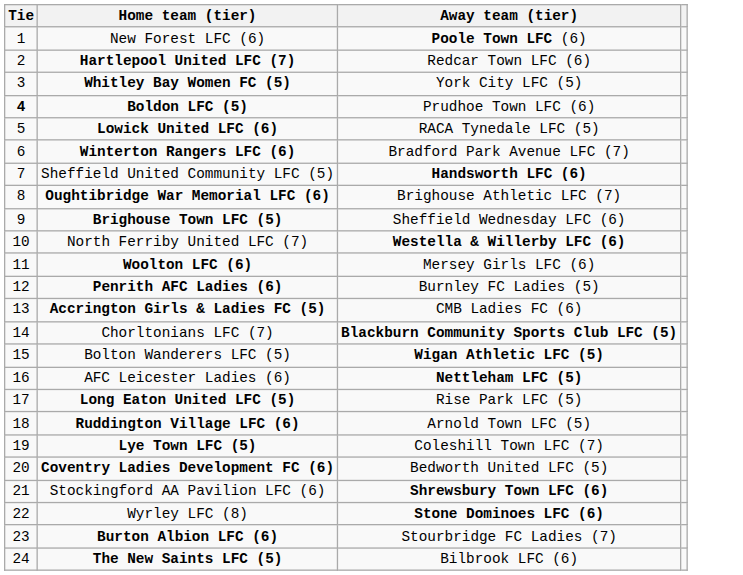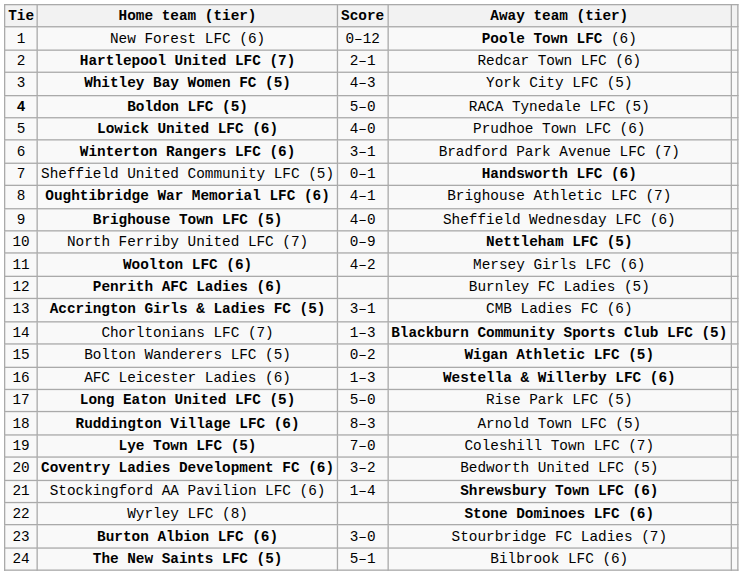+ column: (363, 16)
(509, 107) Prudhoe Town LFC (6) -> (559, 107) RACA Tynedale LFC (5)
(509, 129) RACA Tynedale LFC (5) -> (559, 129) Prudhoe Town LFC (6)
(509, 242) Westella & Willerby LFC (6) -> (559, 242) Nettleham LFC (5)
(509, 378) Nettleham LFC (5) -> (559, 378) Westella & Willerby LFC (6)
